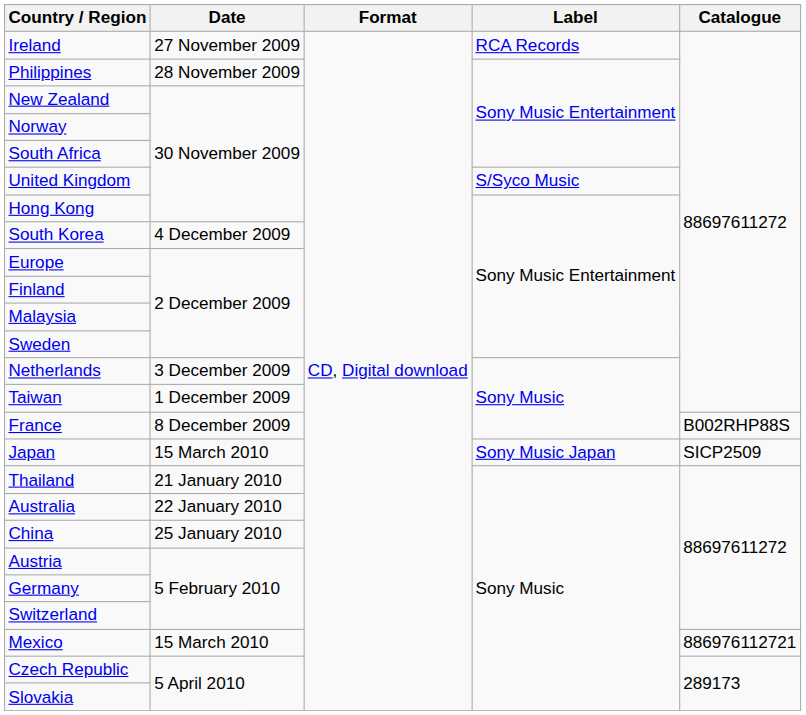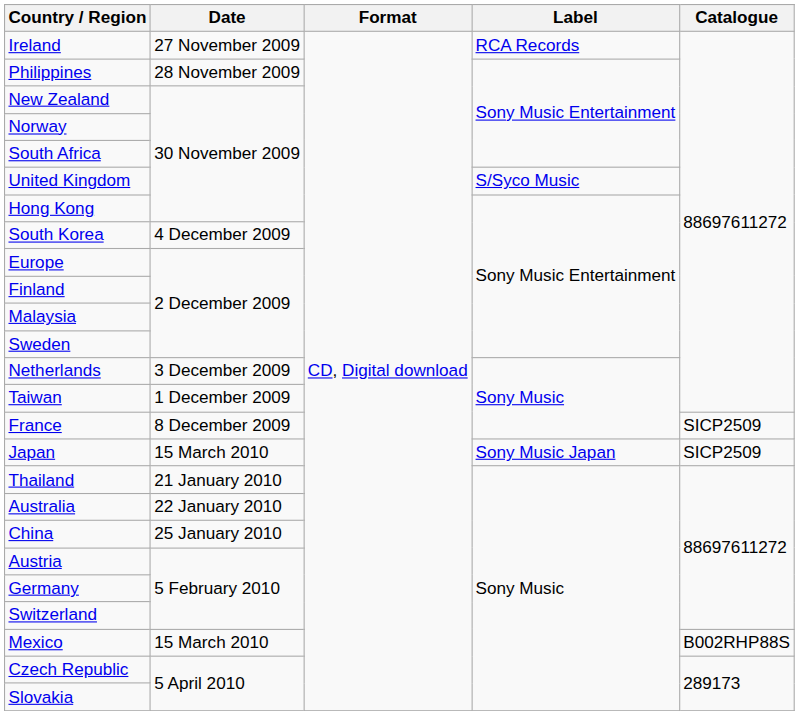(737, 425) B002RHP88S -> (722, 425) SICP2509
(740, 642) 886976112721 -> (737, 642) B002RHP88S
